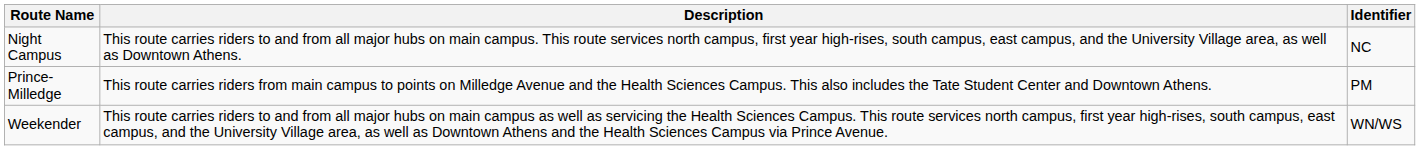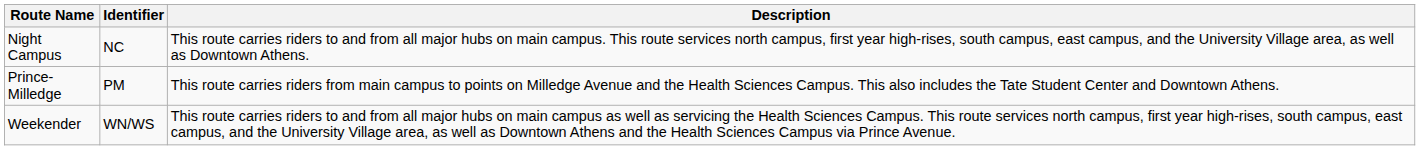columns swapped: (1381, 15) <-> (724, 15)
